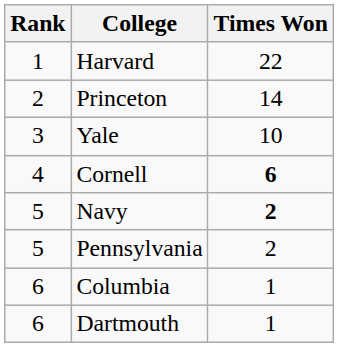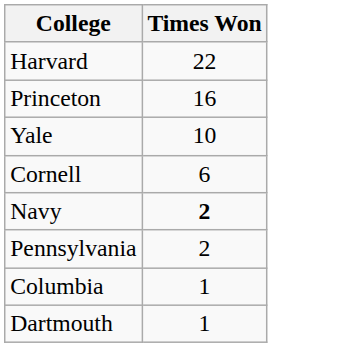- column: (38, 23)
(271, 98) 14 -> (205, 98) 16
(271, 173) bold -> (205, 173) normal
